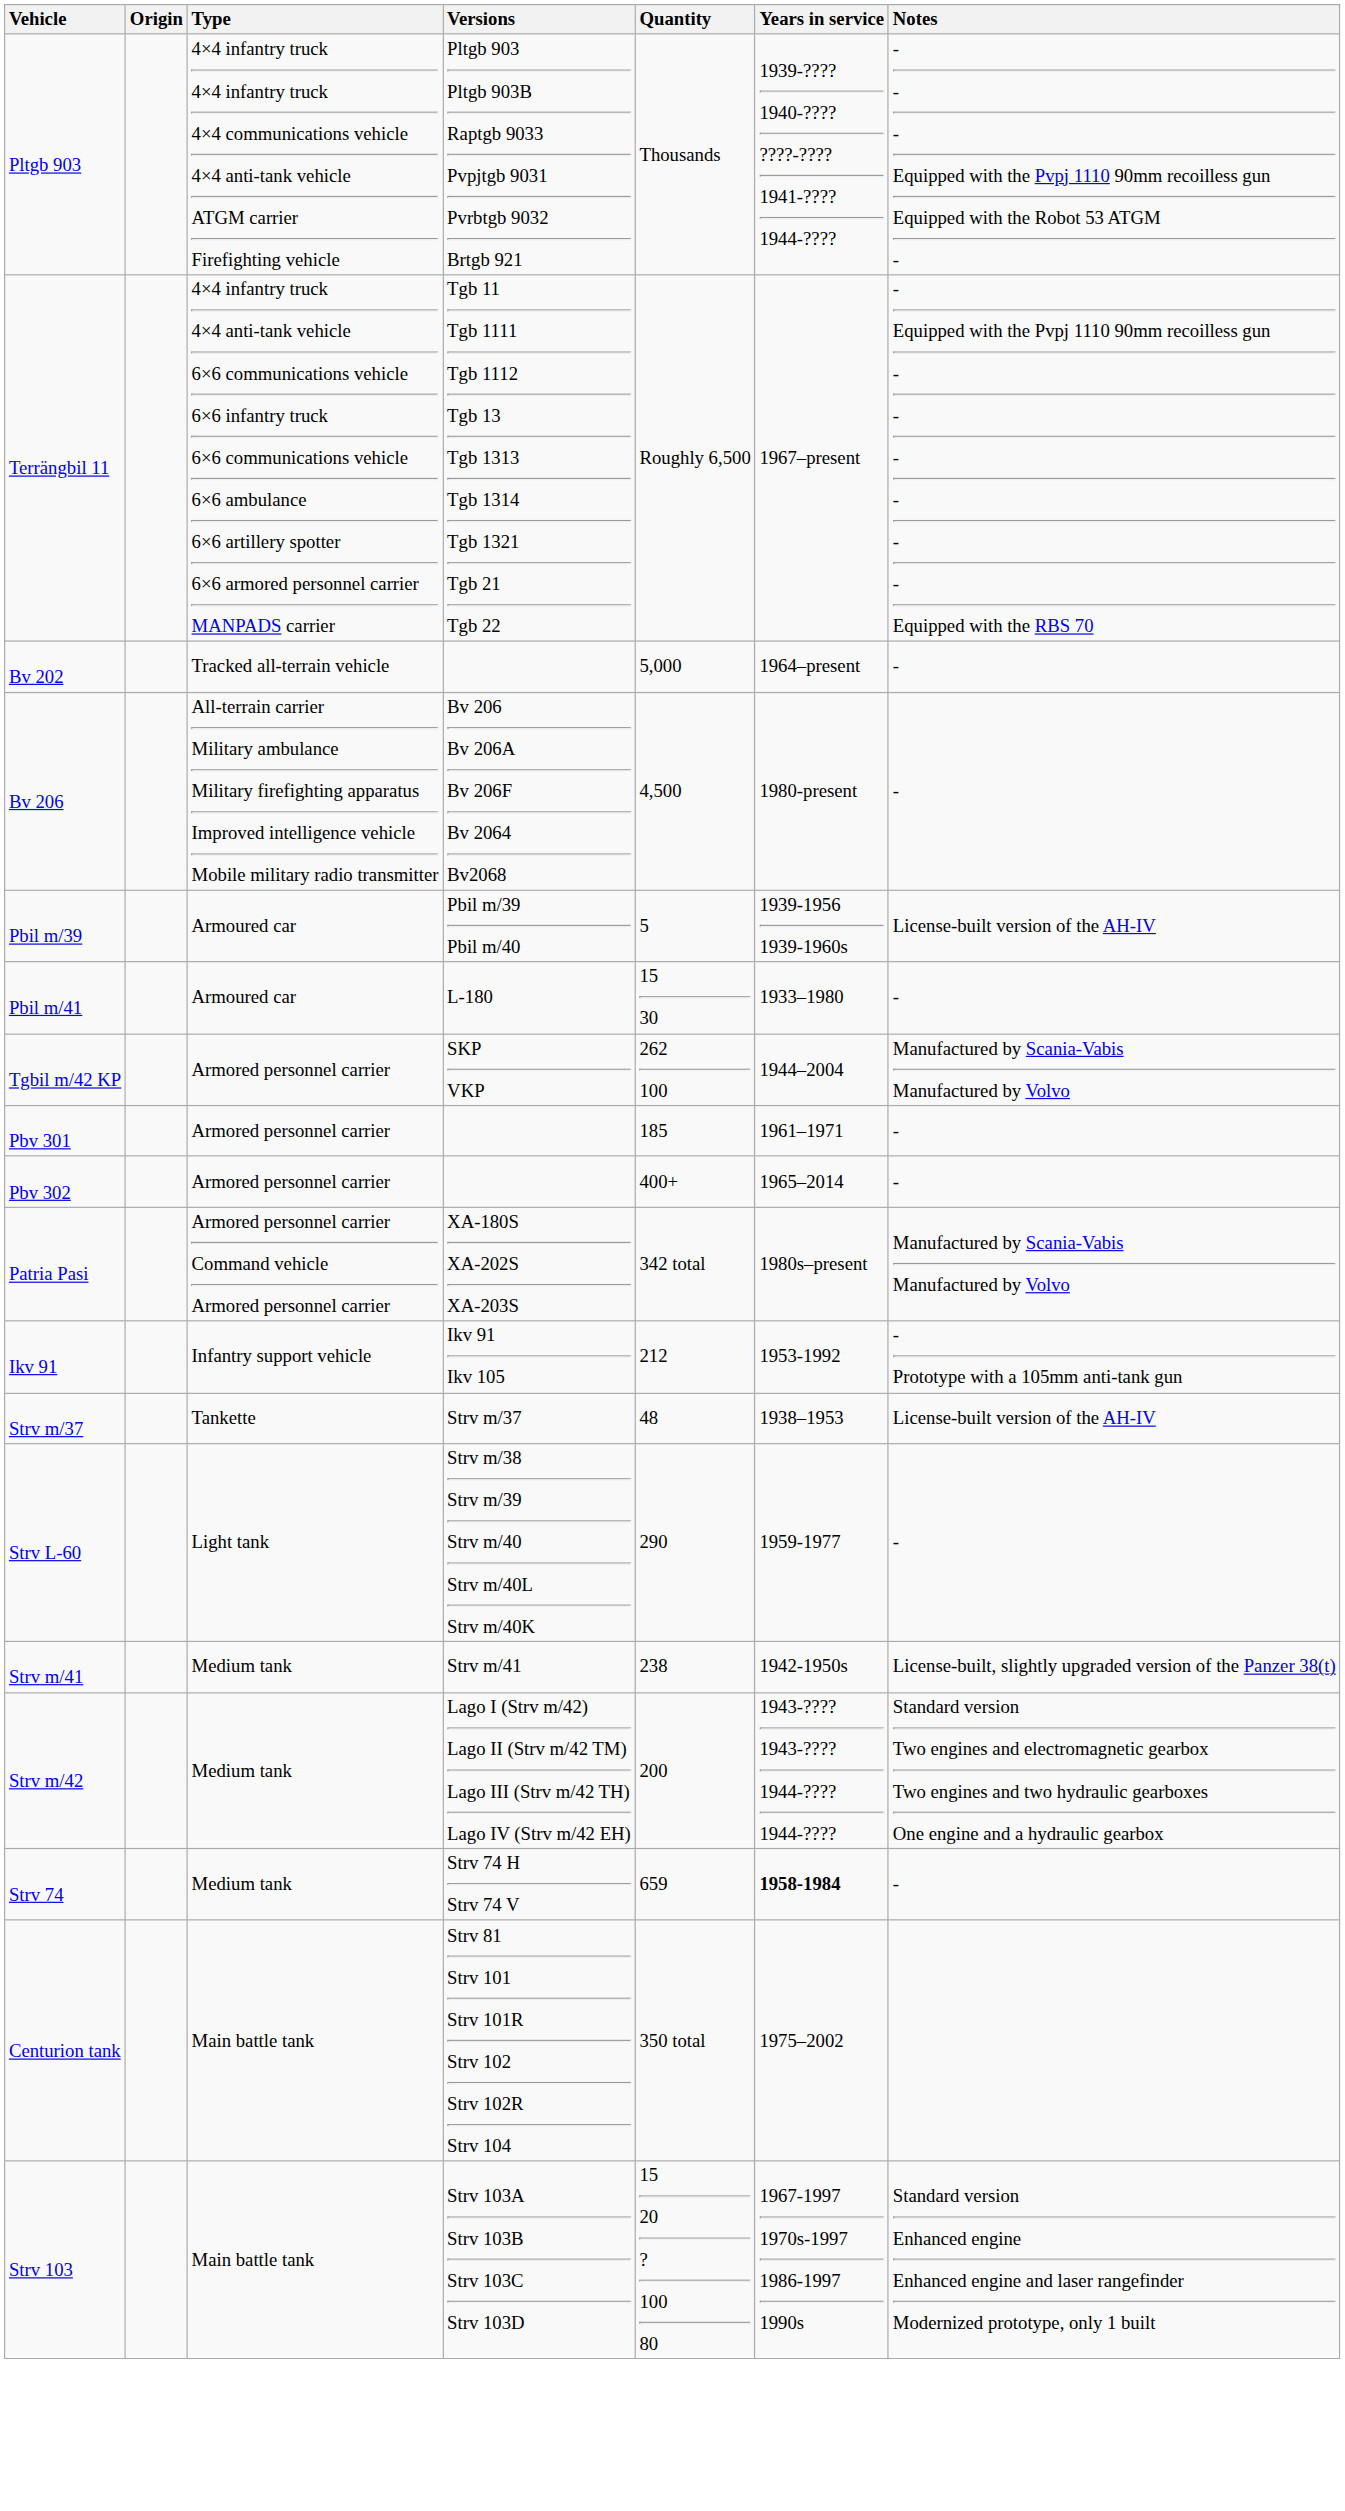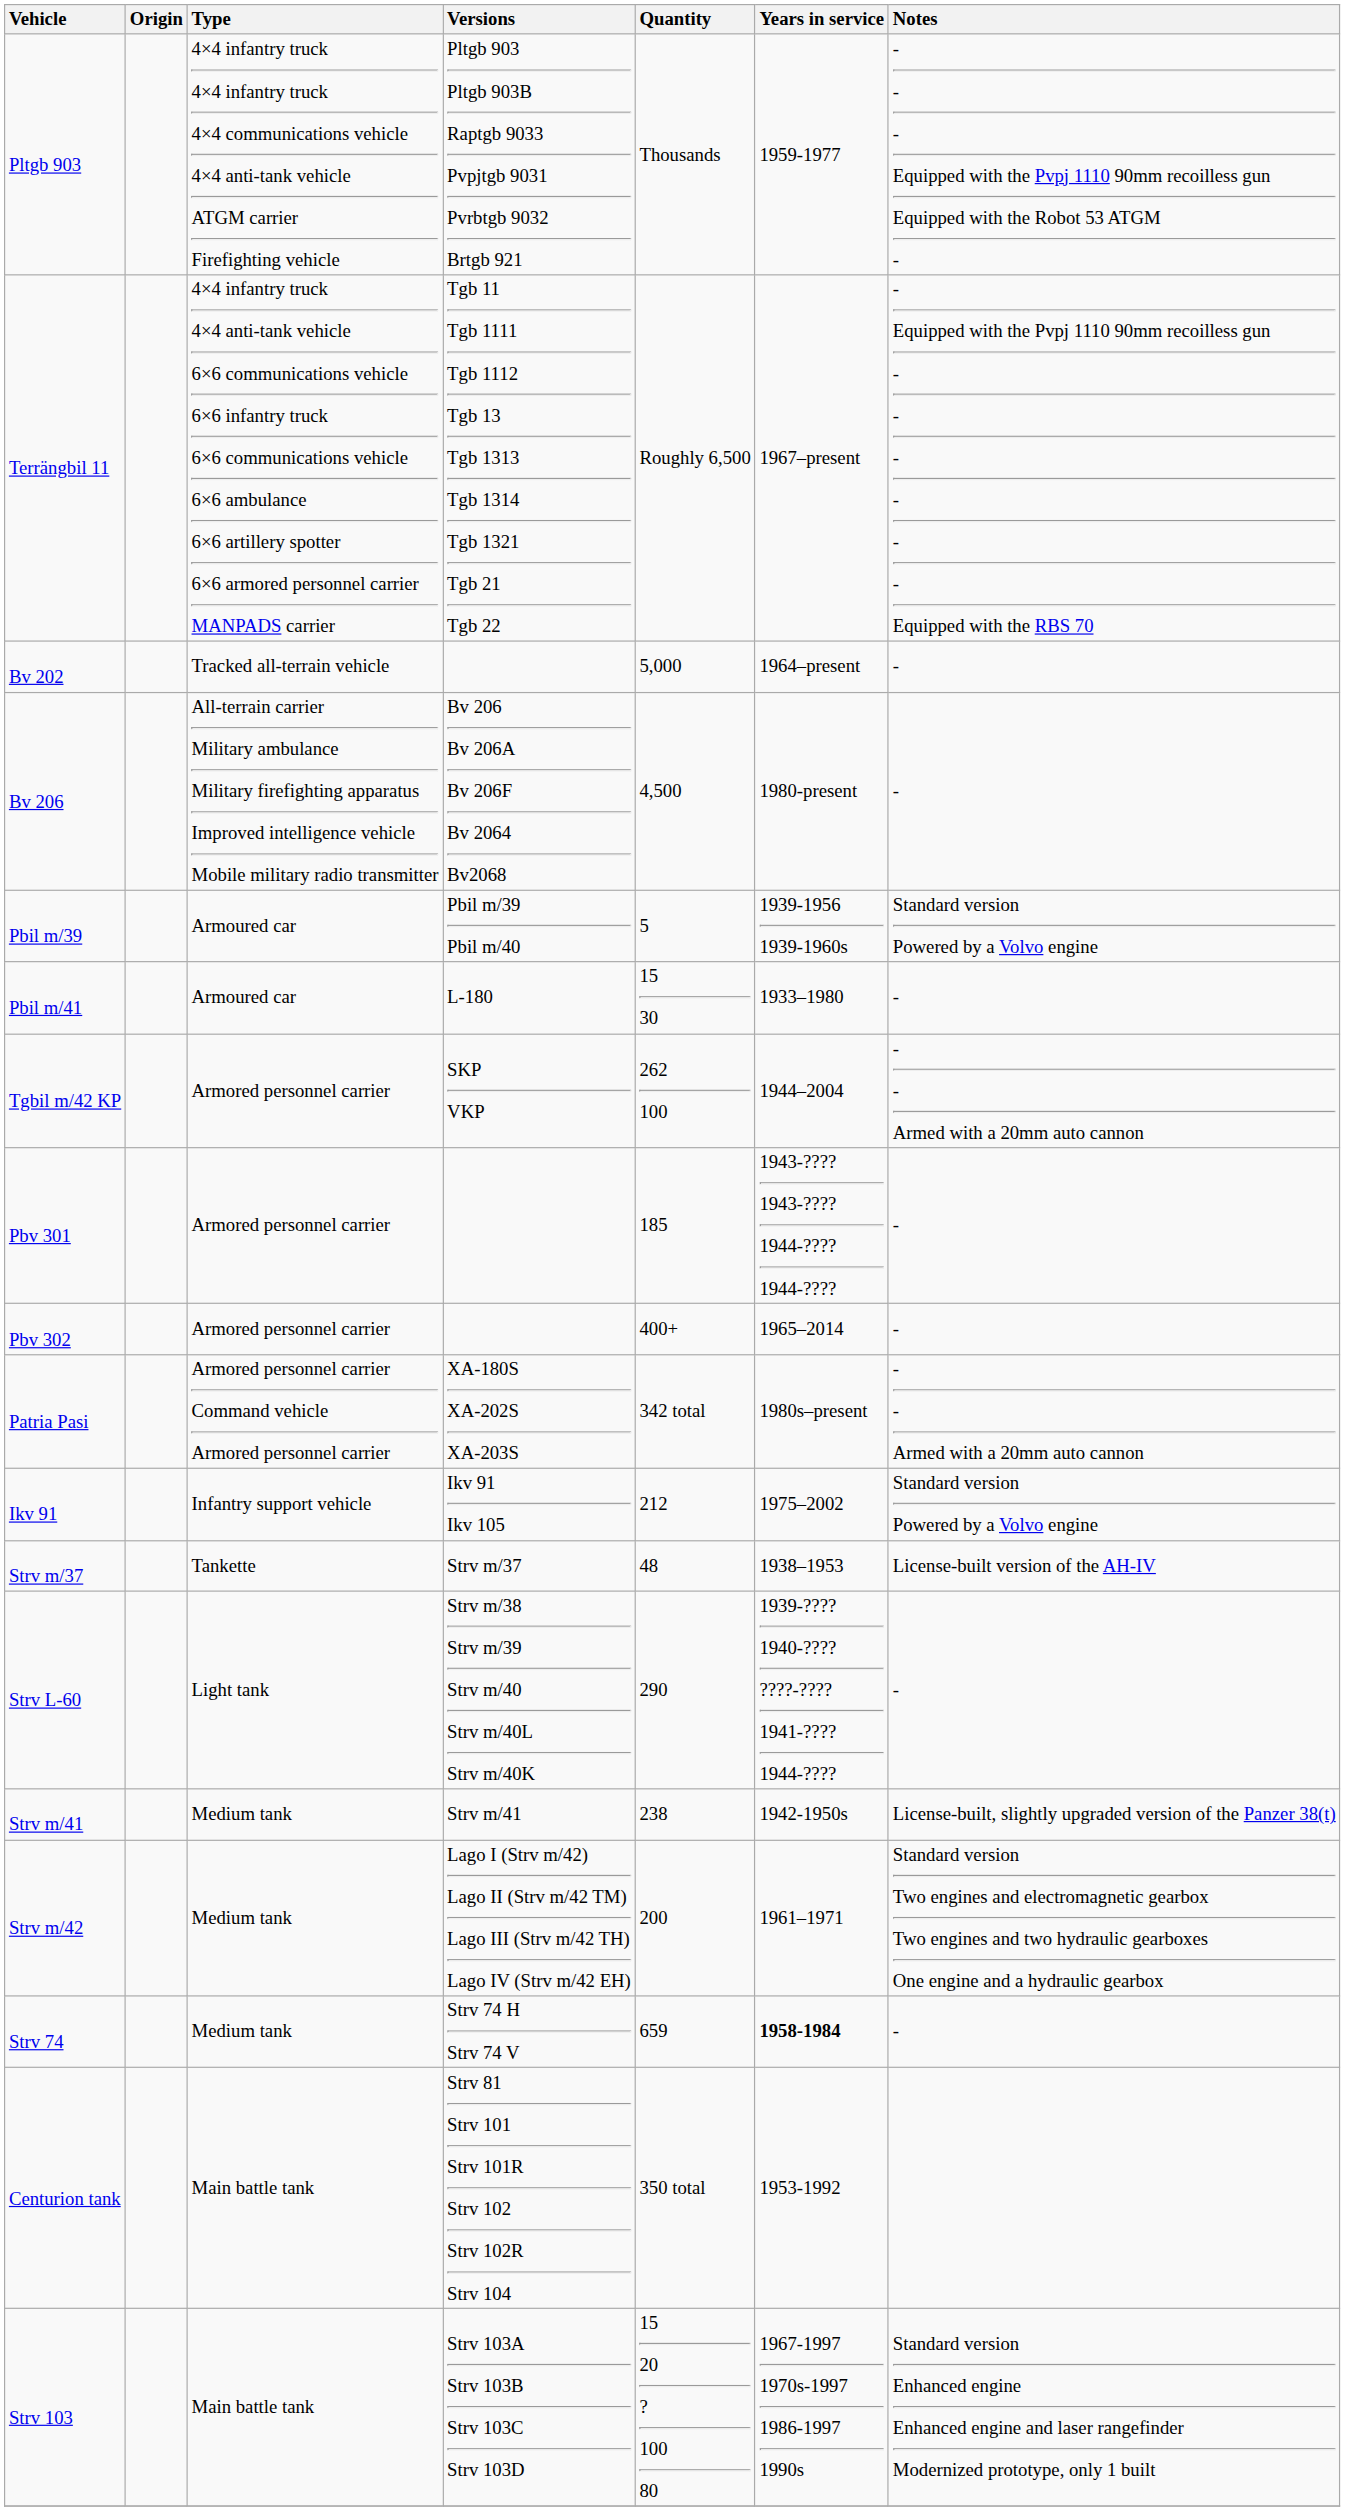(822, 154) 1939-???? 1940-???? ????-???? 1941-???? 1944-???? -> (800, 154) 1959-1977
(1024, 925) License-built version of the AH-IV -> (1114, 925) Standard version Powered by a Volvo engine
(1114, 1069) Manufactured by Scania-Vabis Manufactured by Volvo -> (1114, 1090) - - Armed with a 20mm auto cannon
(802, 1130) 1961–1971 -> (822, 1225) 1943-???? 1943-???? 1944-???? 1944-????
(1114, 1263) Manufactured by Scania-Vabis Manufactured by Volvo -> (1114, 1411) - - Armed with a 20mm auto cannon
(800, 1356) 1953-1992 -> (802, 1504) 1975–2002
(1114, 1356) - Prototype with a 105mm anti-tank gun -> (1114, 1504) Standard version Powered by a Volvo engine
(800, 1542) 1959-1977 -> (822, 1689) 1939-???? 1940-???? ????-???? 1941-???? 1944-????
(822, 1770) 1943-???? 1943-???? 1944-???? 1944-???? -> (802, 1917) 1961–1971
(802, 2040) 1975–2002 -> (800, 2187) 1953-1992
